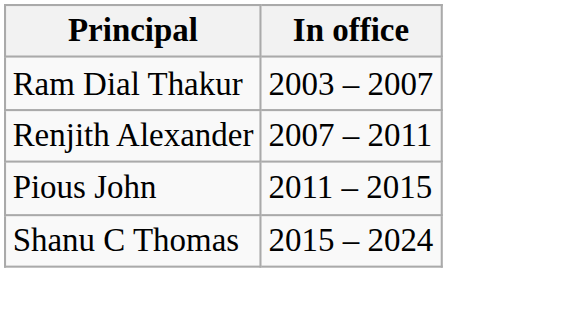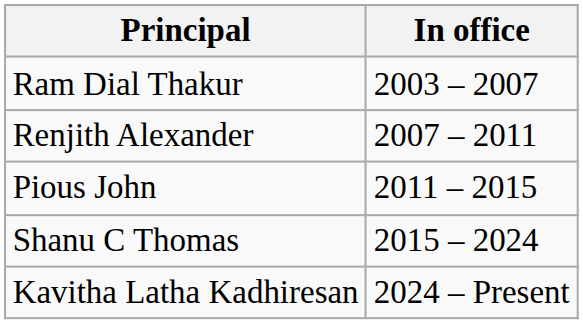+ row: (186, 291)
